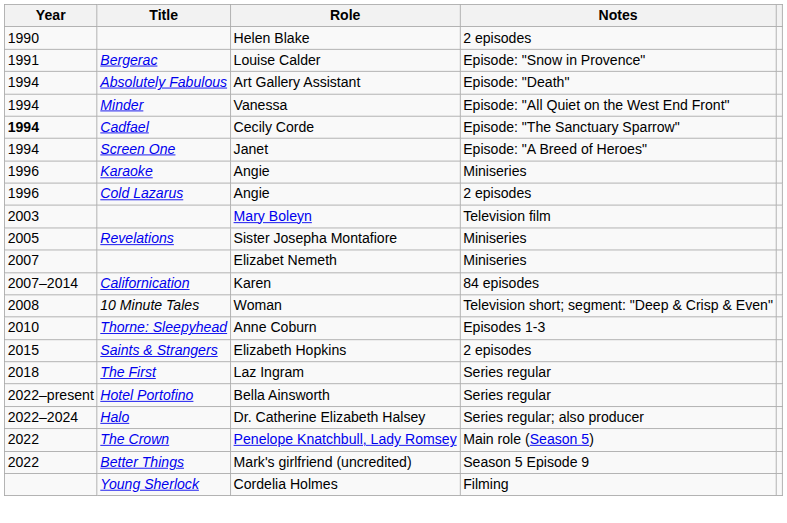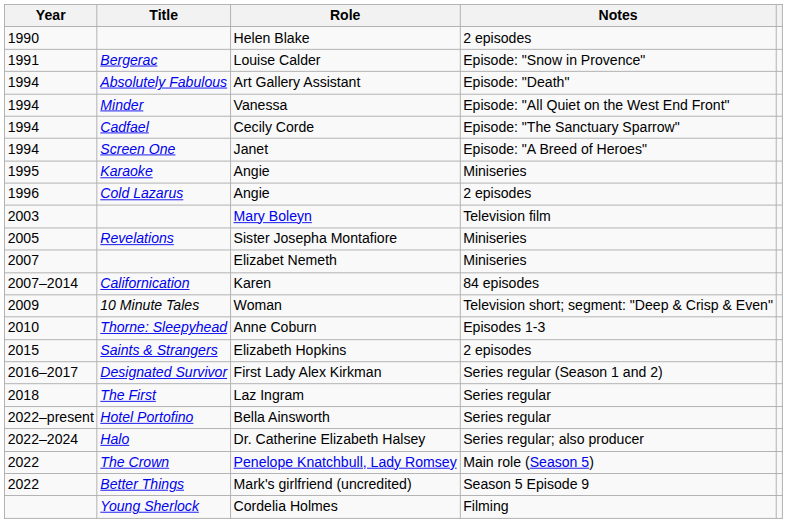(23, 127) bold -> (23, 127) normal
(23, 171) 1996 -> (23, 171) 1995
(23, 305) 2008 -> (23, 305) 2009
+ row: (164, 372)
